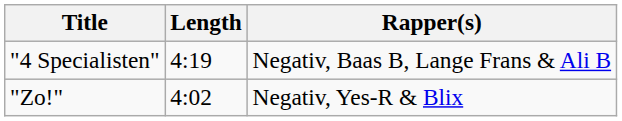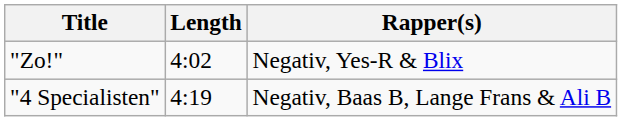rows swapped: (37, 97) <-> (85, 60)
